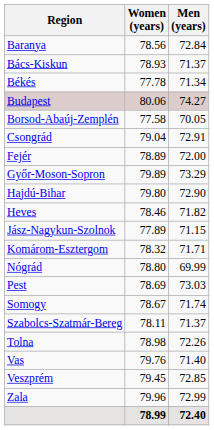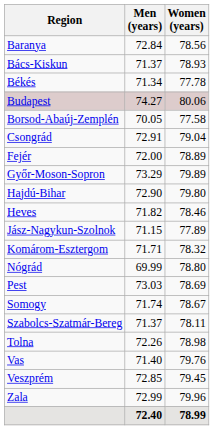columns swapped: (189, 20) <-> (147, 20)
